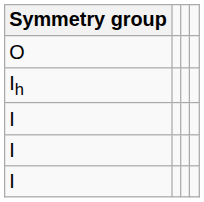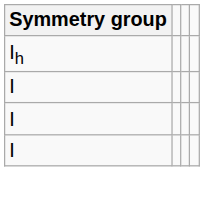- row: (17, 51)
